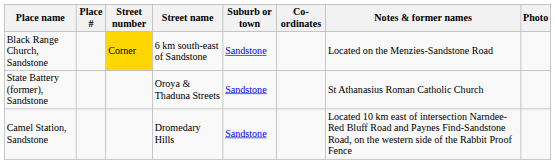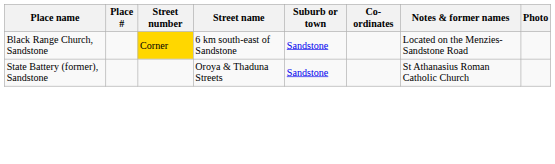- row: (37, 134)
